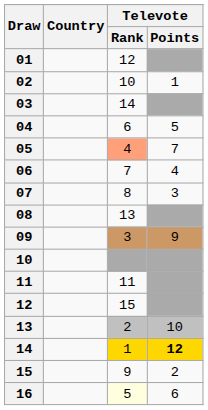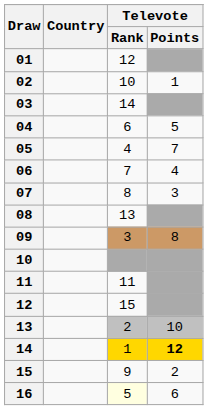(127, 149) lightsalmon background -> (127, 149) no background
(175, 238) 9 -> (175, 238) 8
